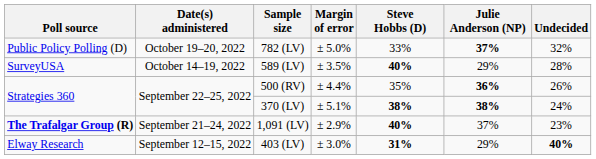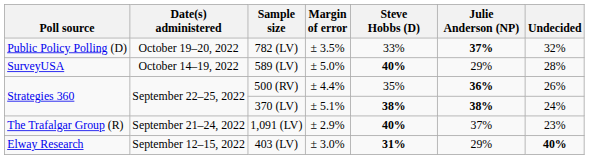(334, 48) ± 5.0% -> (328, 48) ± 3.5%
(334, 67) ± 3.5% -> (328, 67) ± 5.0%
(70, 125) bold -> (65, 125) normal
